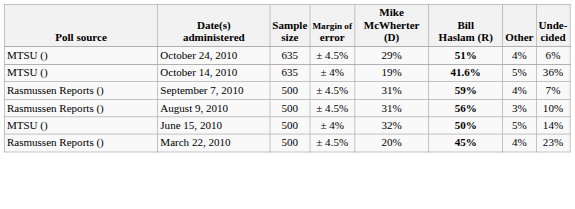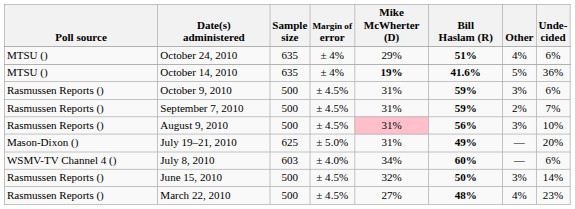(332, 55) ± 4.5% -> (332, 55) ± 4%
(392, 73) normal -> (392, 73) bold
+ row: (196, 90)
(519, 90) 4% -> (519, 108) 2%
(392, 108) no background -> (392, 125) pink background
+ row: (199, 143)
+ row: (187, 160)
(27, 125) MTSU () -> (55, 178) Rasmussen Reports ()
(332, 125) ± 4% -> (332, 178) ± 4.5%
(519, 125) 5% -> (519, 178) 3%
(392, 143) 20% -> (392, 195) 27%
(466, 143) 45% -> (466, 195) 48%
